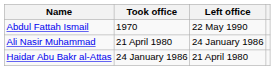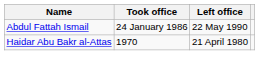(127, 27) 1970 -> (152, 27) 24 January 1986
- row: (51, 42)
(152, 57) 24 January 1986 -> (127, 42) 1970
